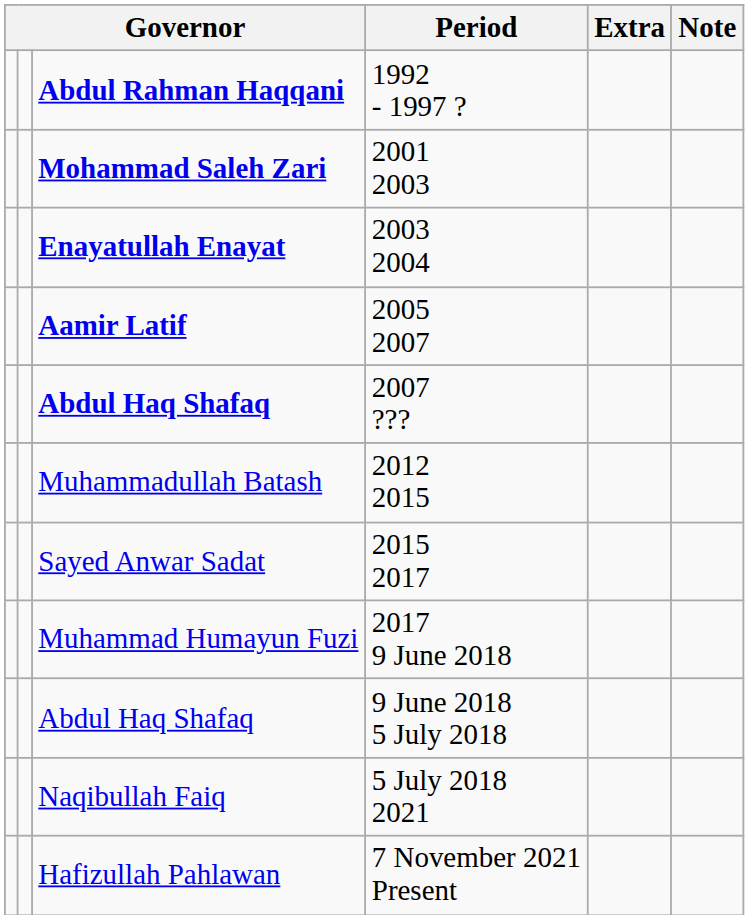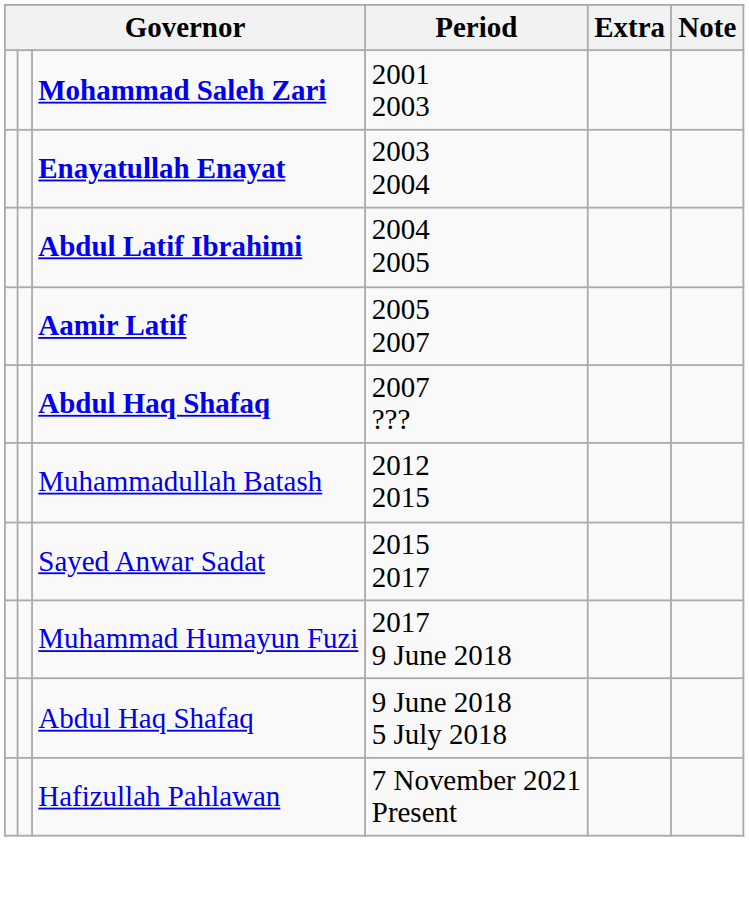- row: (191, 89)
+ row: (170, 246)
- row: (132, 796)
